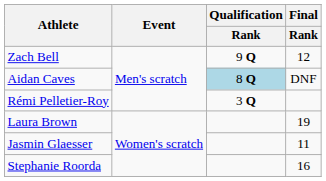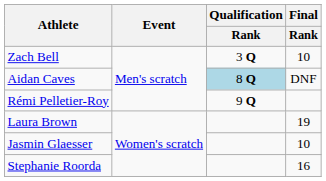(246, 57) 9 Q -> (246, 57) 3 Q
(303, 57) 12 -> (303, 57) 10
(246, 100) 3 Q -> (246, 100) 9 Q
(303, 144) 11 -> (303, 144) 10
